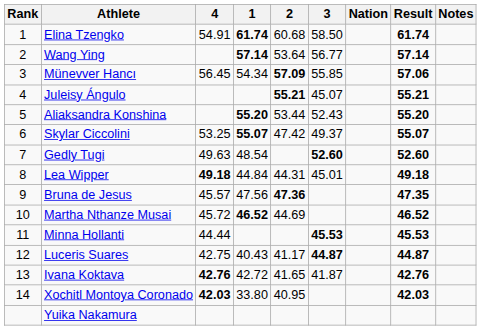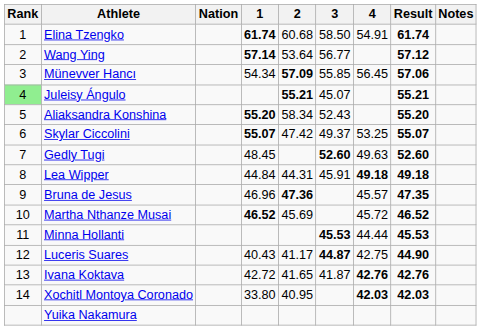columns swapped: (368, 14) <-> (215, 14)
(413, 54) 57.14 -> (413, 54) 57.12
(23, 94) no background -> (23, 94) lightgreen background
(290, 114) 53.44 -> (297, 114) 58.34
(252, 154) 48.54 -> (260, 154) 48.45
(327, 174) 45.01 -> (335, 174) 45.91
(252, 194) 47.56 -> (260, 194) 46.96
(290, 214) 44.69 -> (297, 214) 45.69
(413, 255) 44.87 -> (413, 255) 44.90
